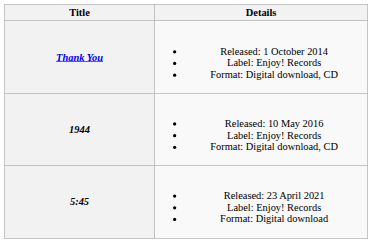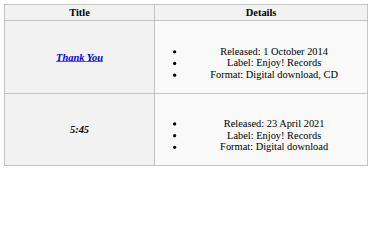- row: (80, 129)
